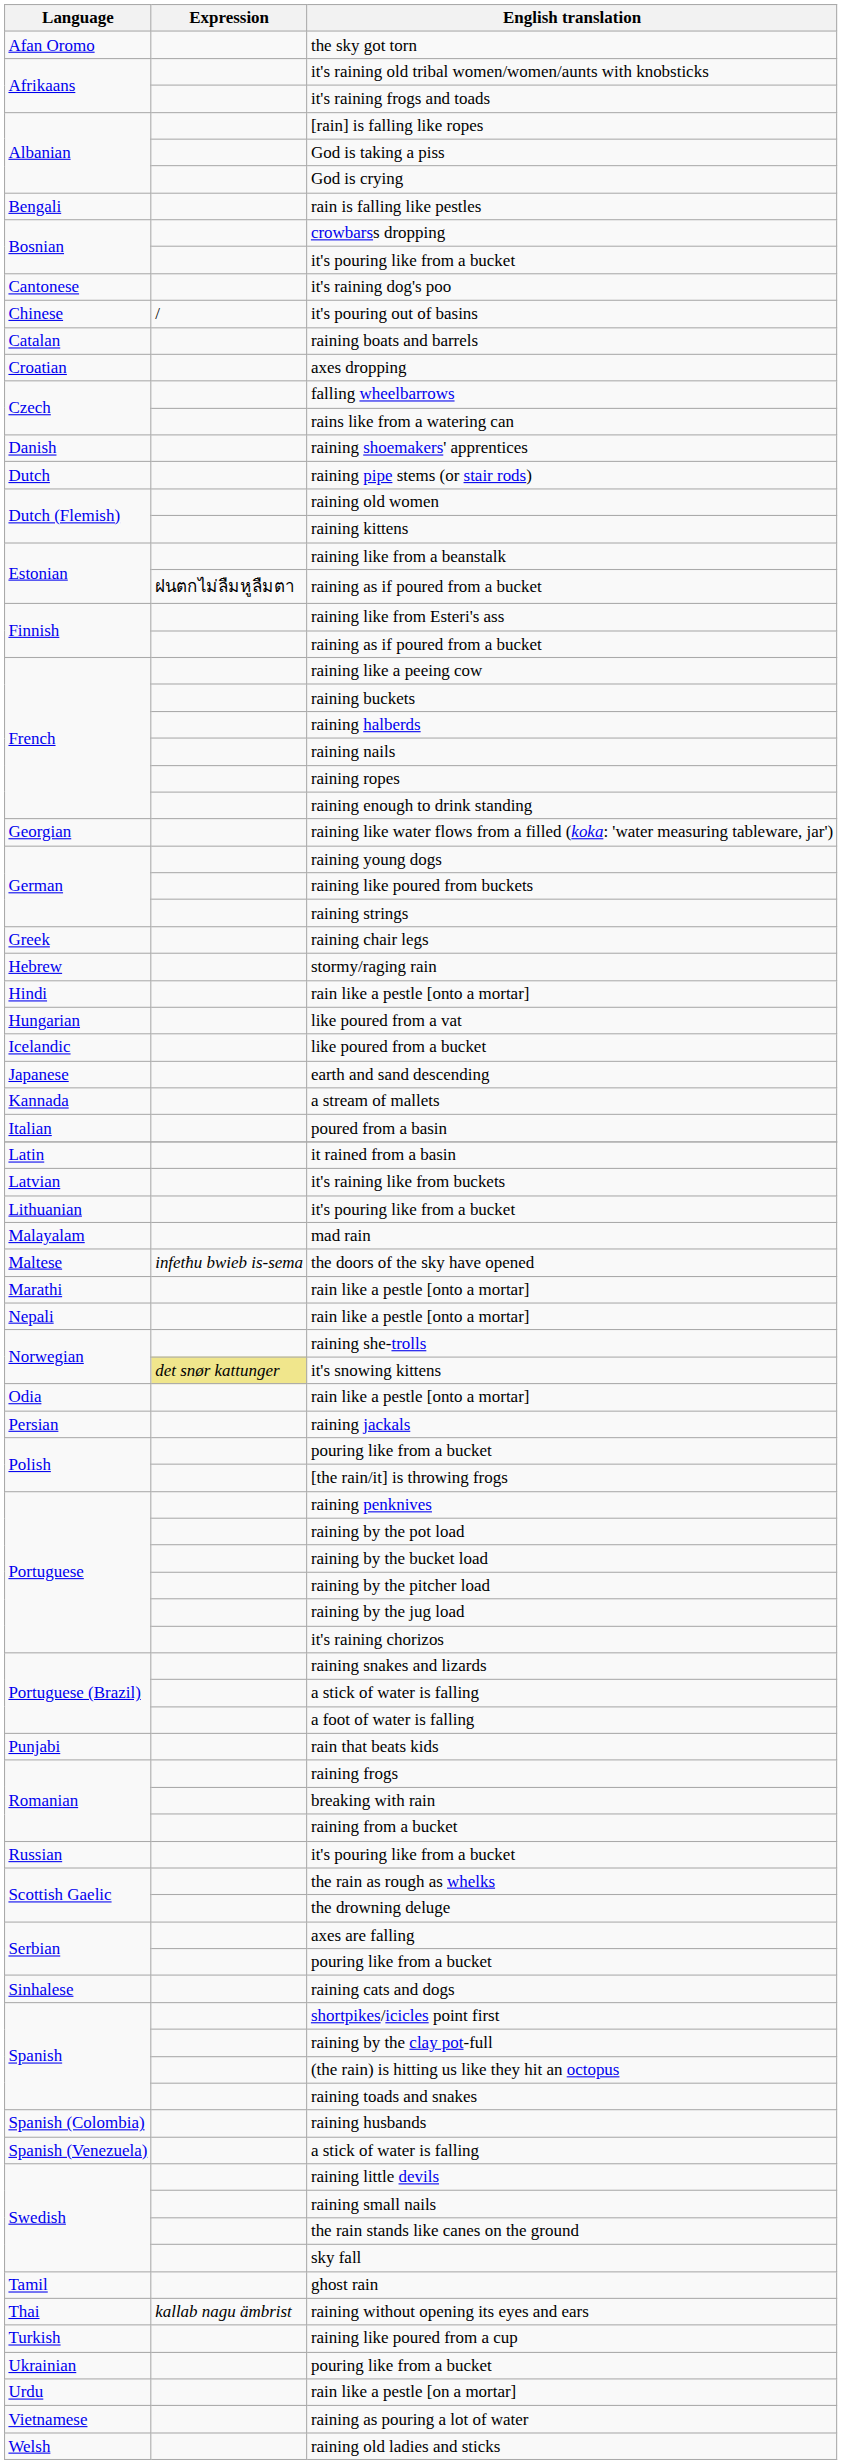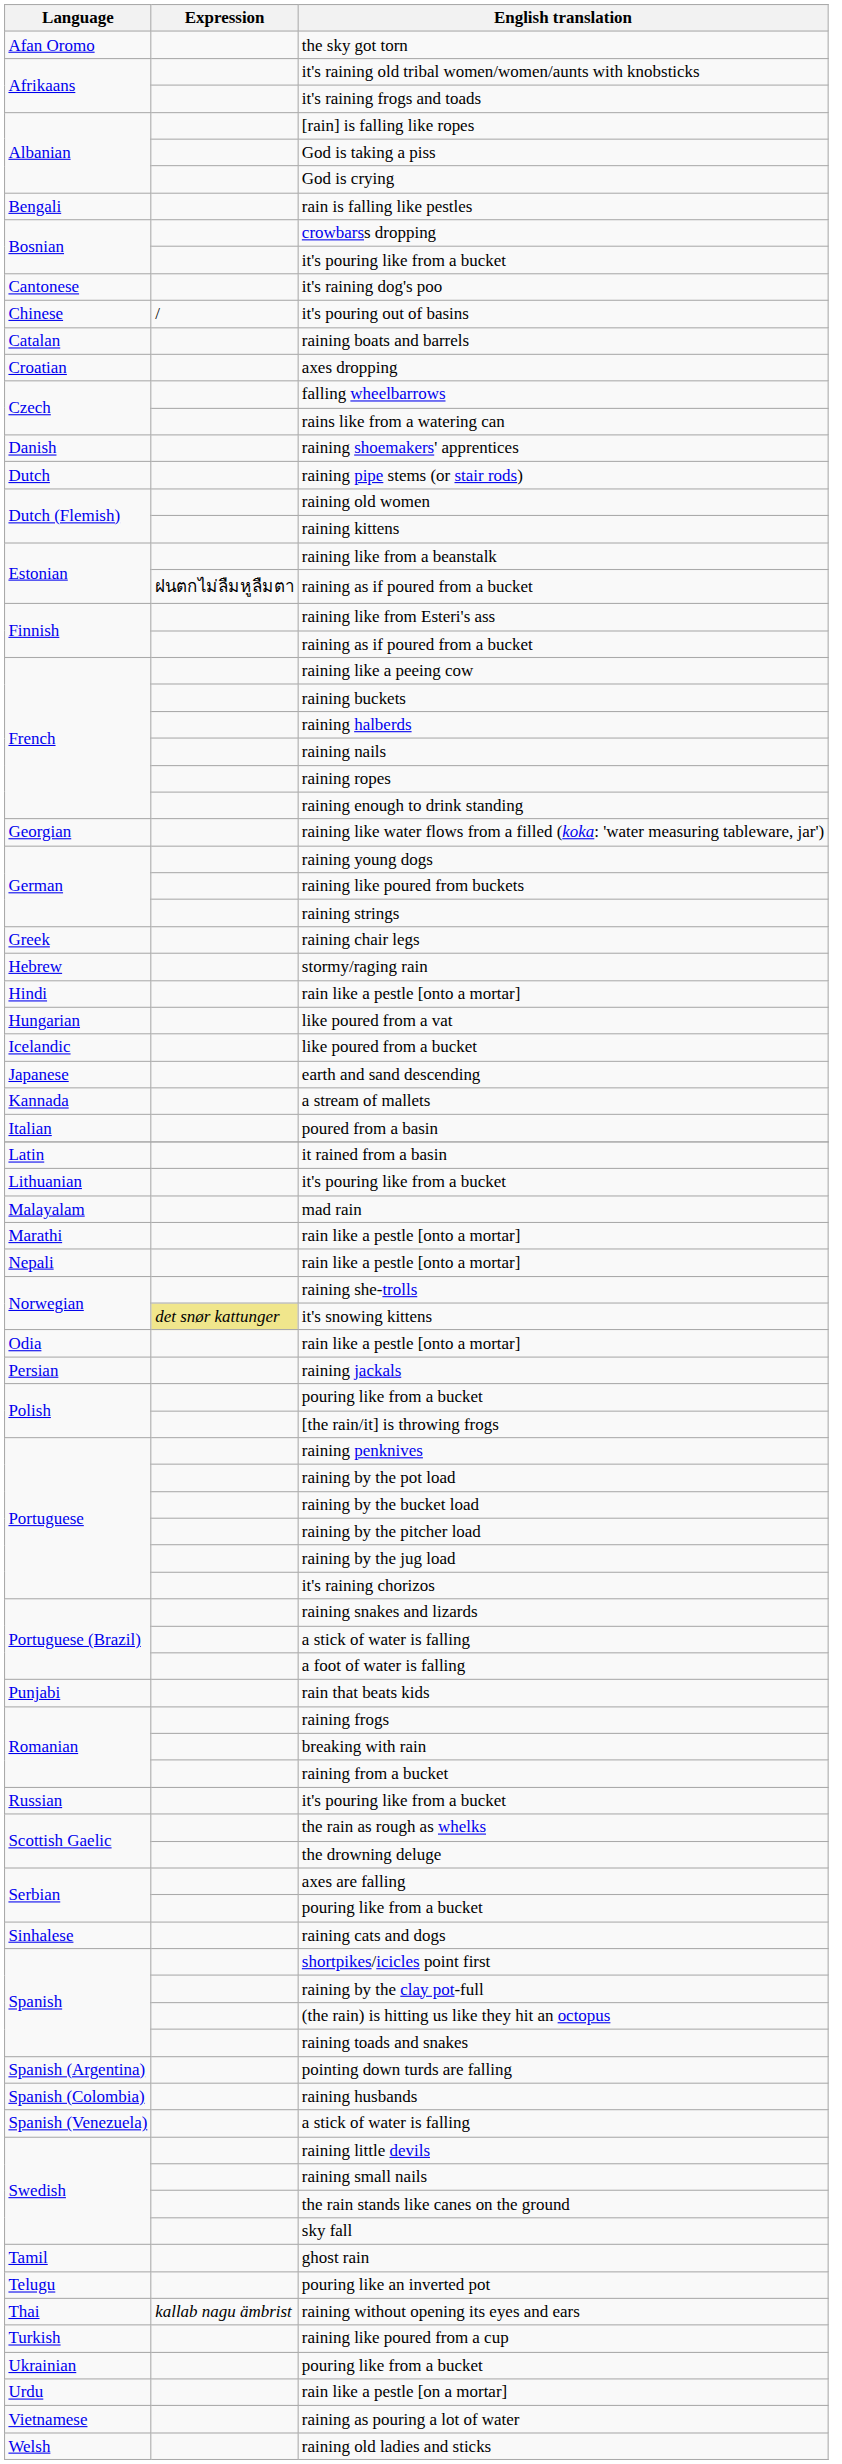- row: (34, 1181)
- row: (35, 1262)
+ row: (77, 2069)
+ row: (32, 2284)
